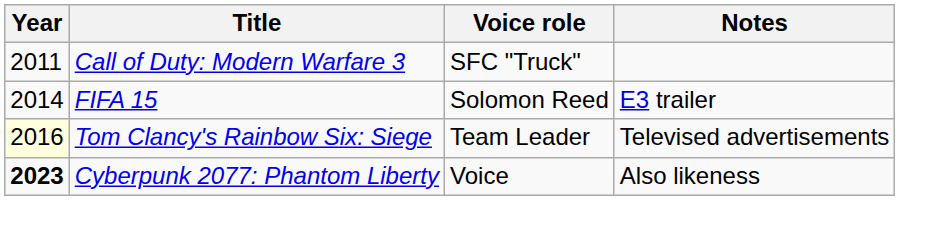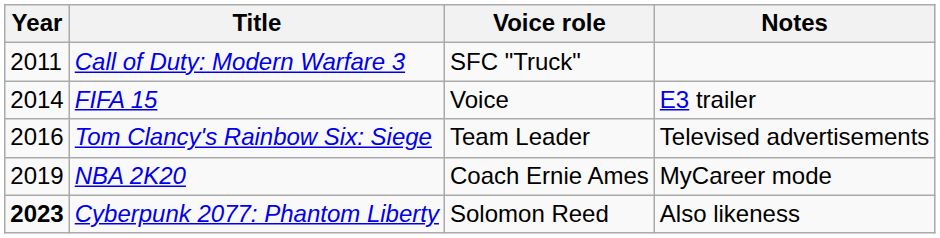(529, 99) Solomon Reed -> (479, 99) Voice
(37, 137) lightyellow background -> (37, 137) no background
+ row: (130, 175)
(479, 175) Voice -> (529, 213) Solomon Reed
